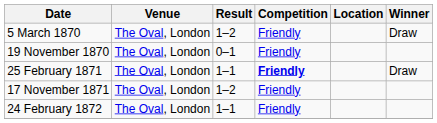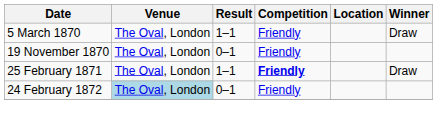(226, 33) 1–2 -> (226, 33) 1–1
- row: (58, 90)
(162, 109) no background -> (162, 90) lightblue background
(226, 109) 1–1 -> (226, 90) 0–1
